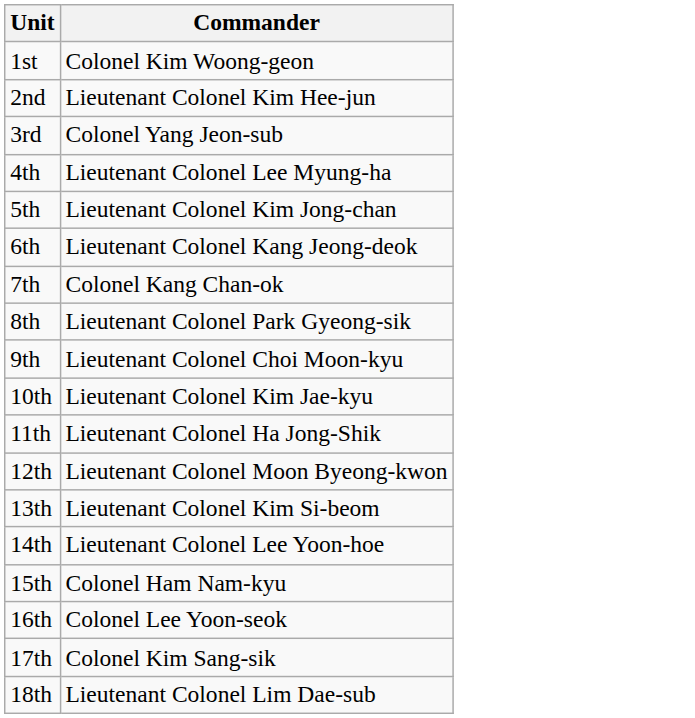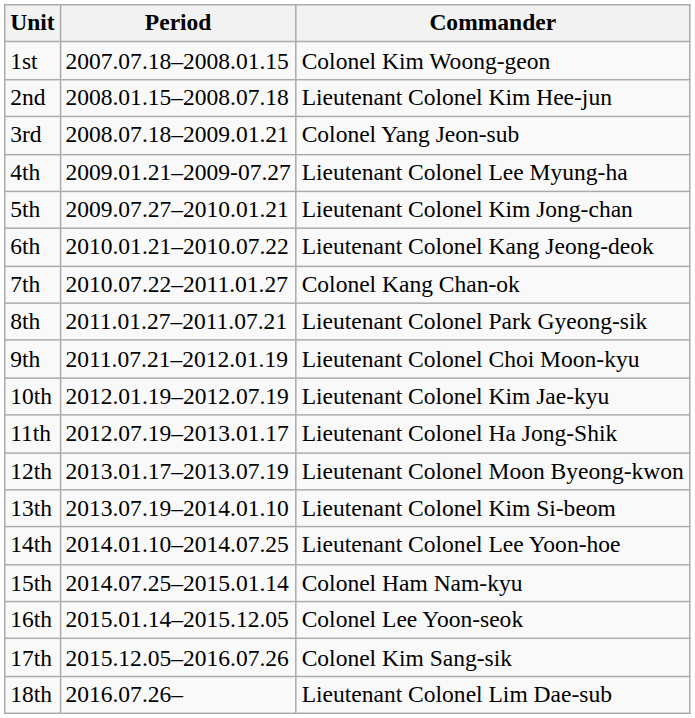+ column: (178, 23)
